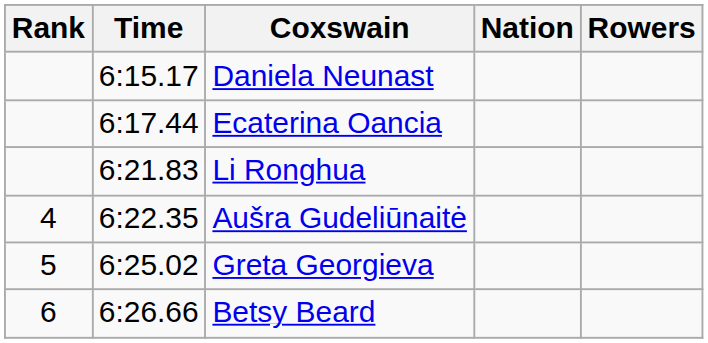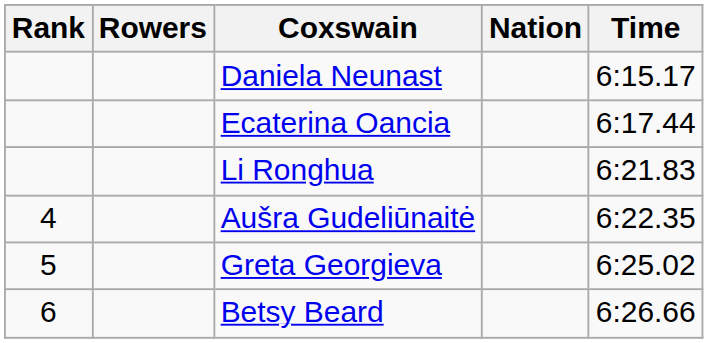columns swapped: (642, 28) <-> (149, 28)
